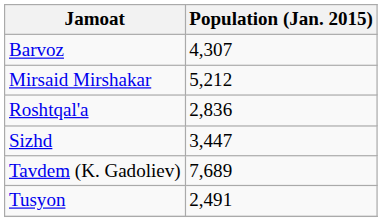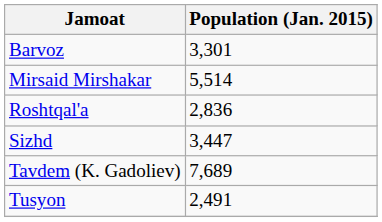(211, 49) 4,307 -> (211, 49) 3,301
(211, 79) 5,212 -> (211, 79) 5,514
